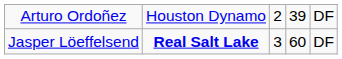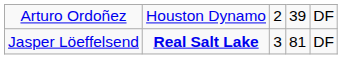(298, 41) 60 -> (298, 41) 81
